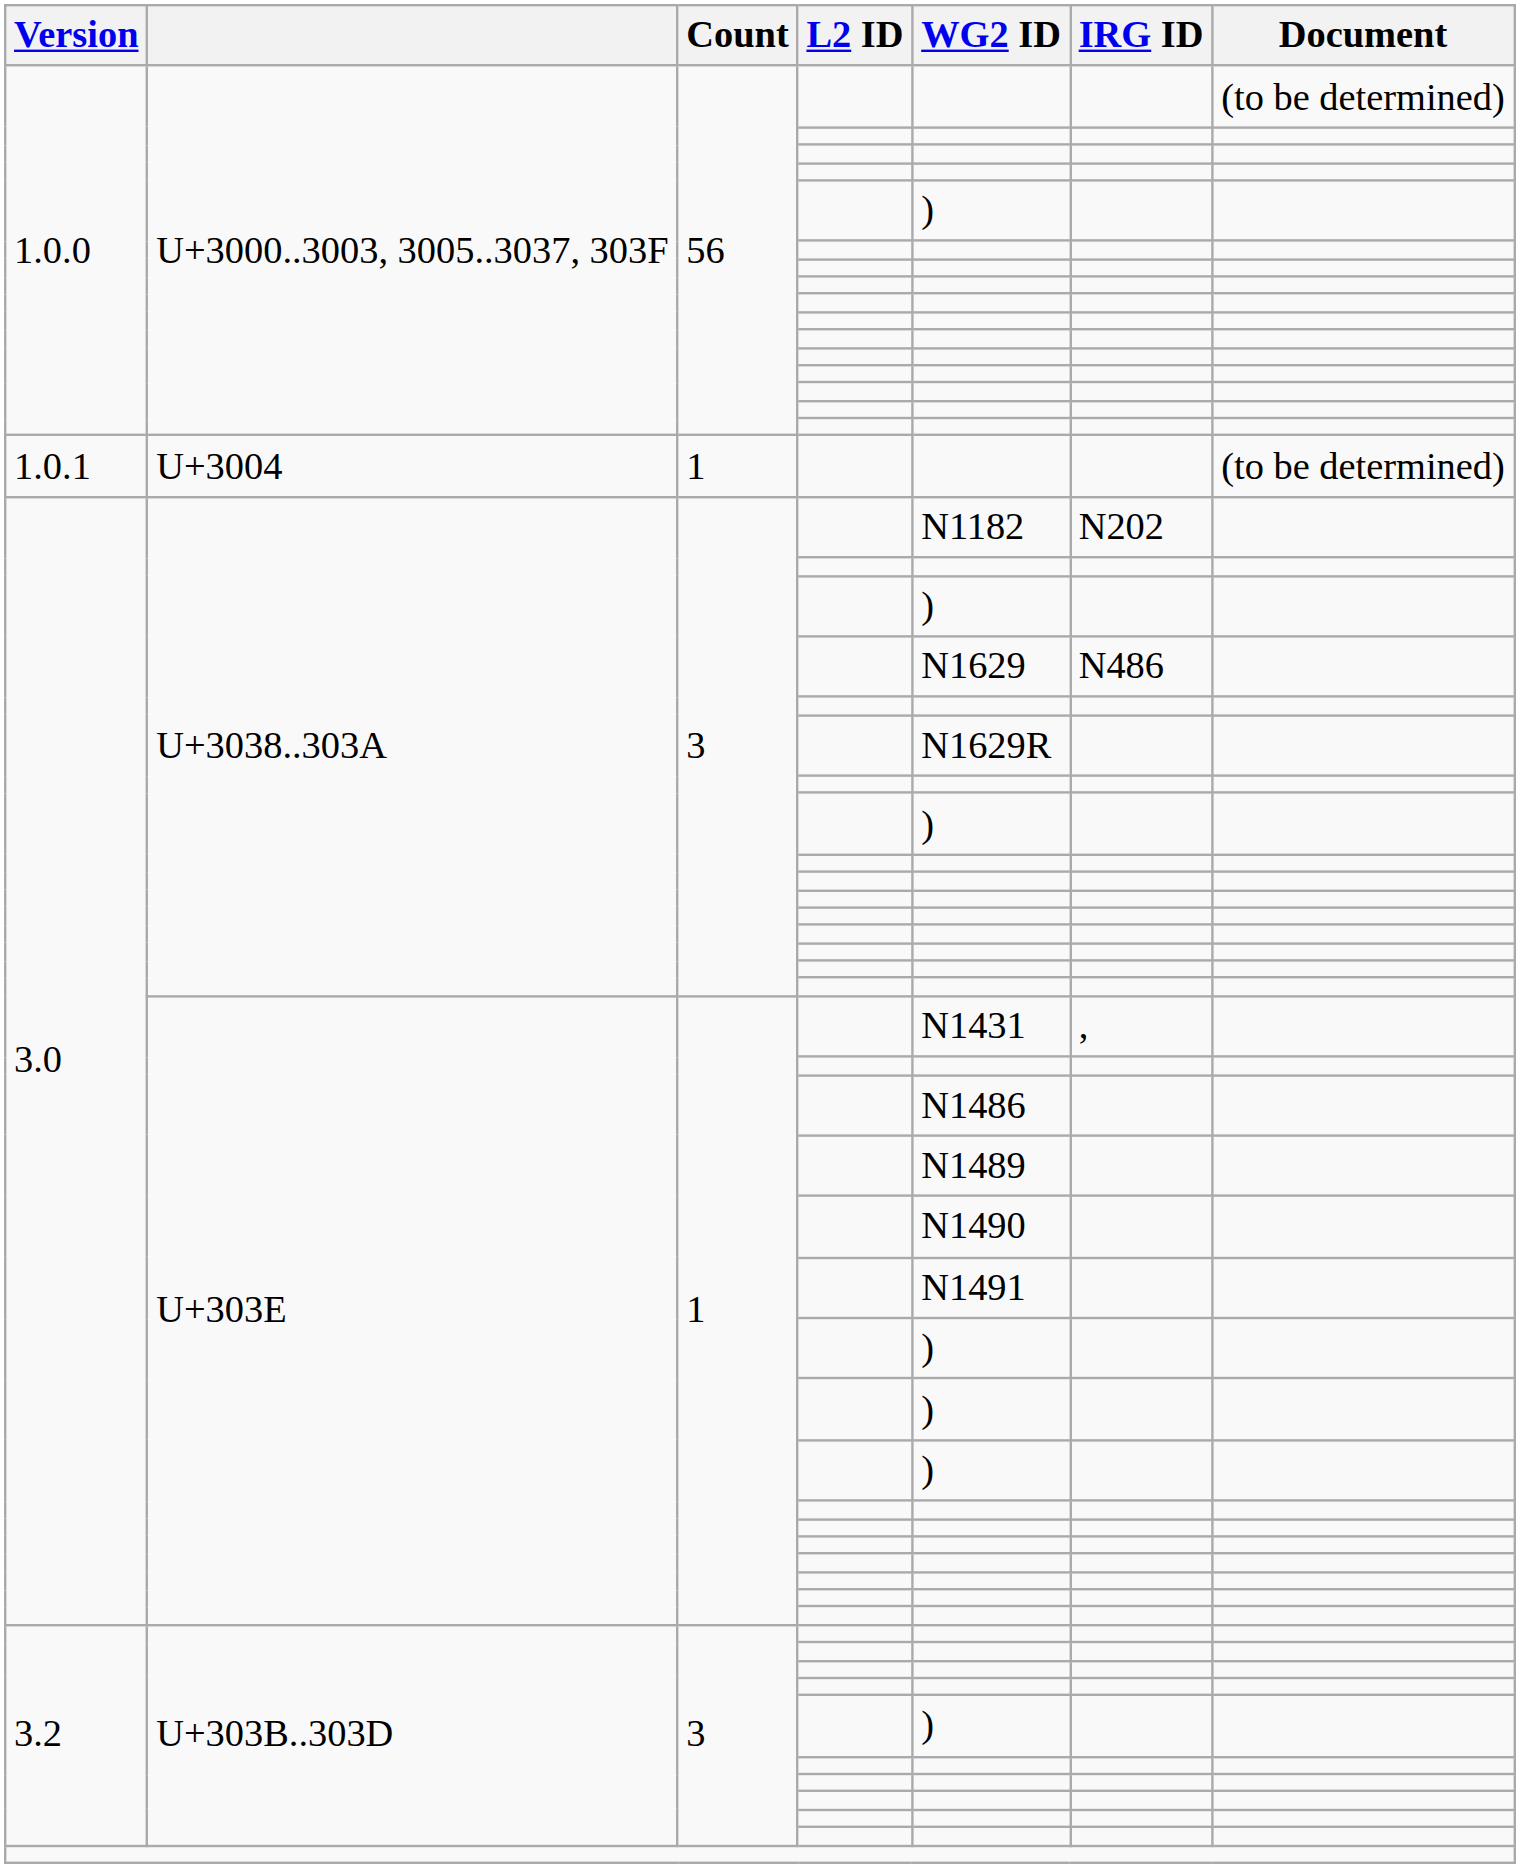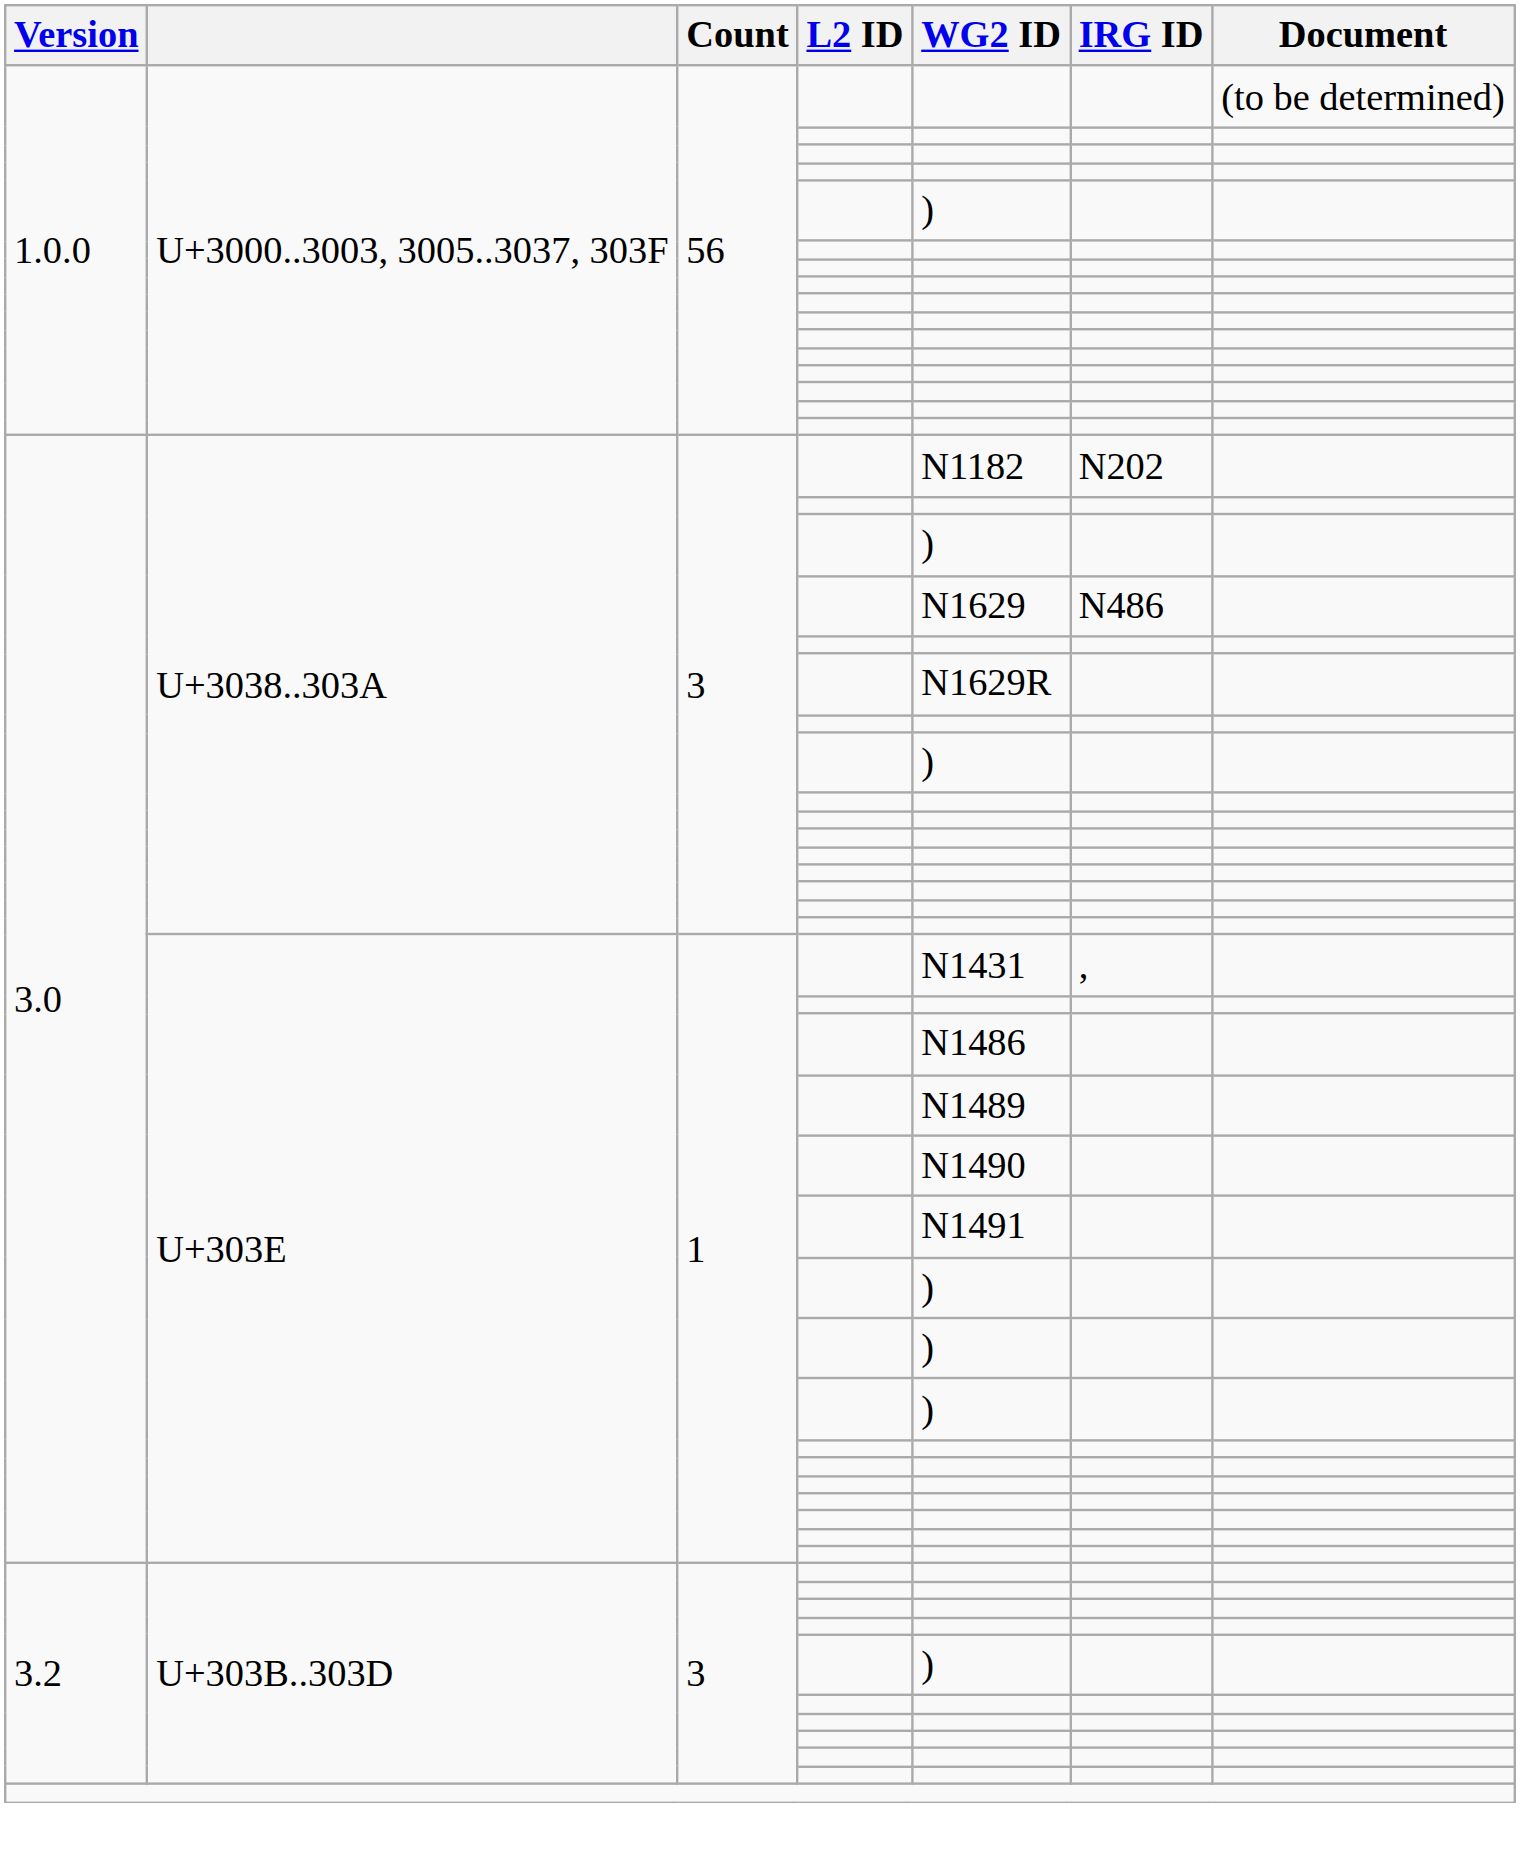- row: (52, 465)
